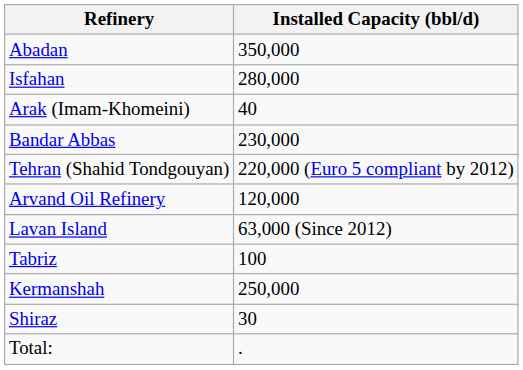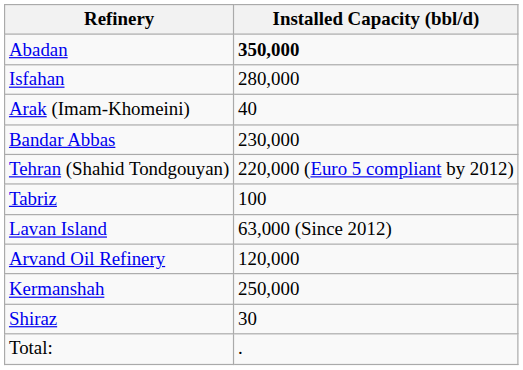(269, 49) normal -> (269, 49) bold
rows swapped: (87, 199) <-> (33, 259)
